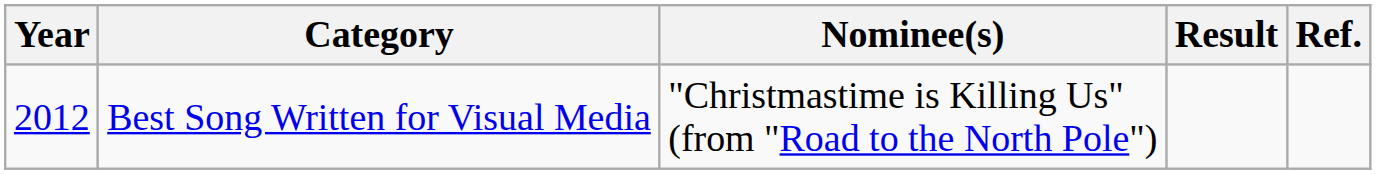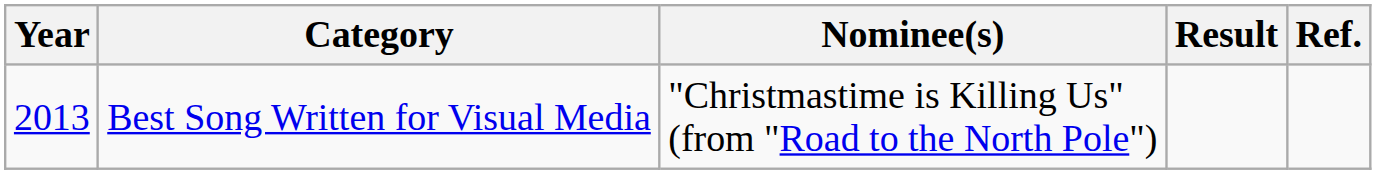(52, 116) 2012 -> (52, 116) 2013
